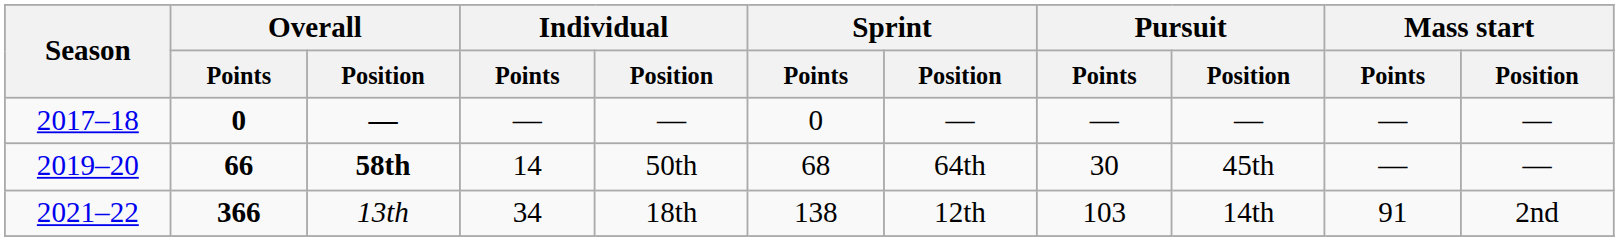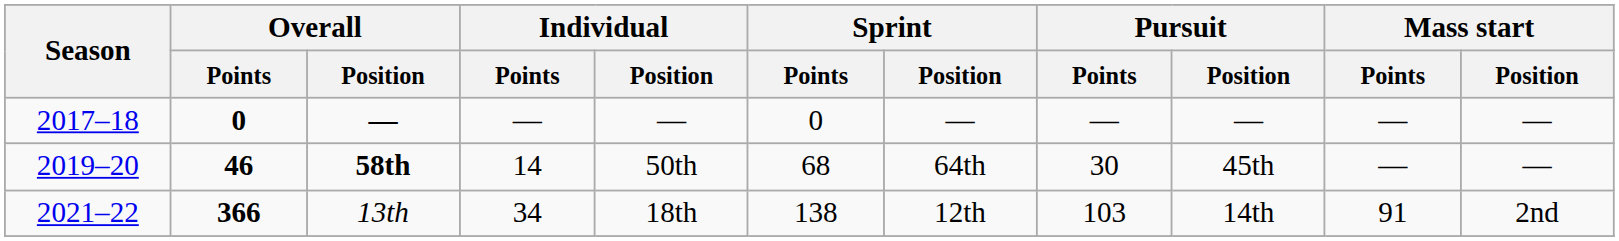(239, 166) 66 -> (239, 166) 46
